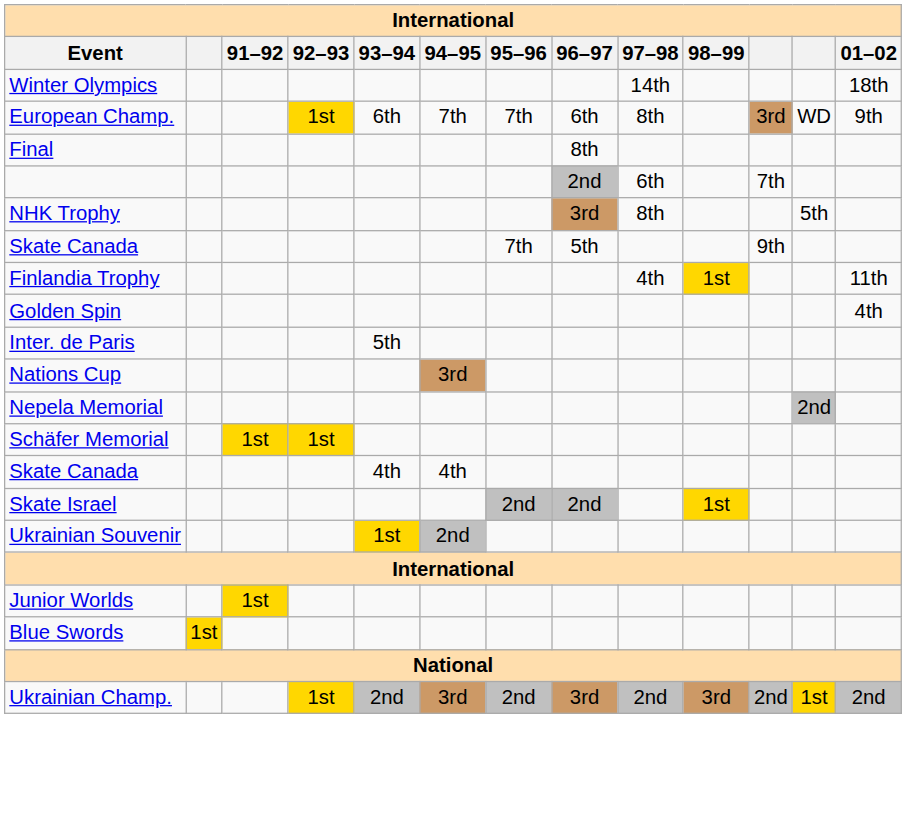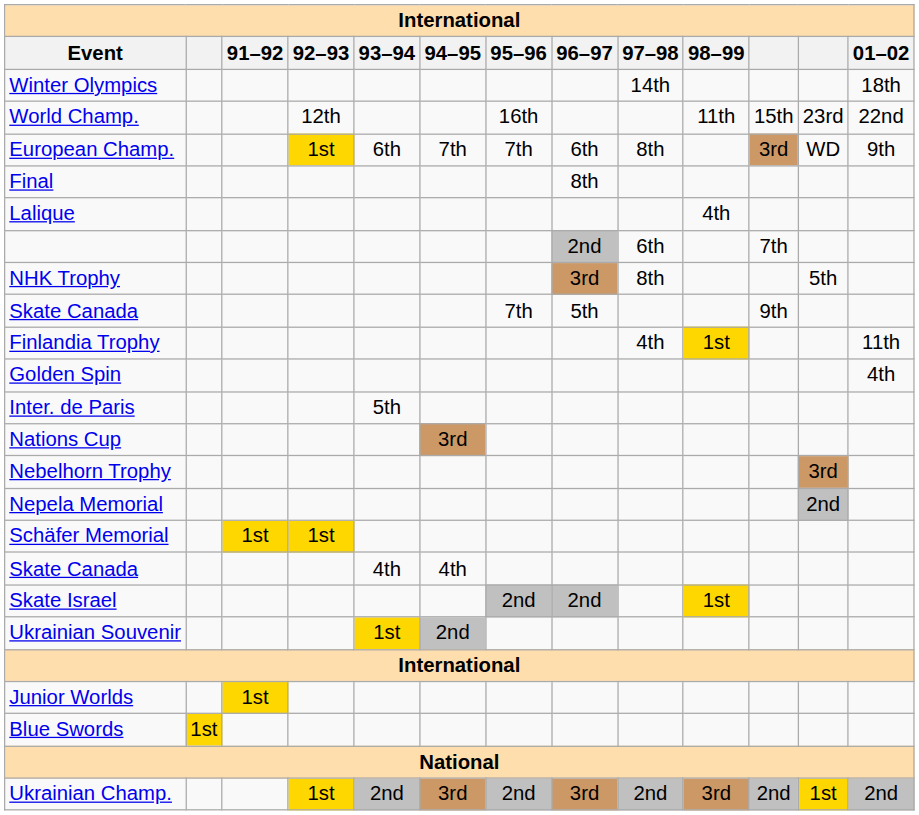+ row: (74, 117)
+ row: (42, 213)
+ row: (90, 471)
